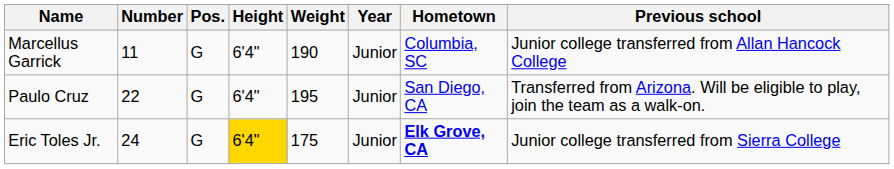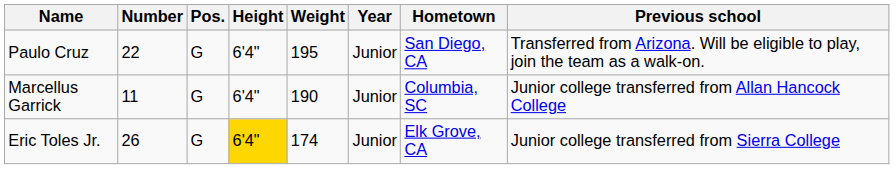rows swapped: (43, 52) <-> (49, 96)
(130, 140) 24 -> (130, 140) 26
(304, 140) 175 -> (304, 140) 174
(445, 140) bold -> (443, 140) normal
